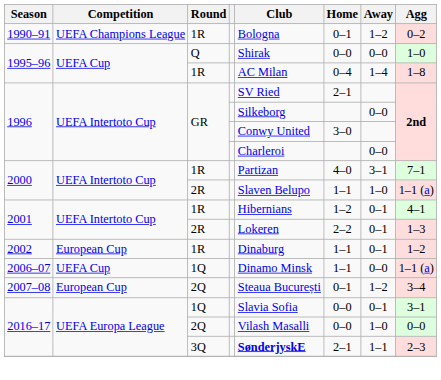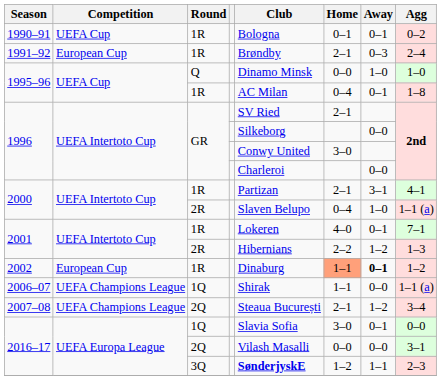(121, 33) UEFA Champions League -> (83, 33) UEFA Cup
(378, 33) 1–2 -> (378, 33) 0–1
+ row: (29, 53)
(254, 53) Shirak -> (275, 72) Dinamo Minsk
(378, 53) 0–0 -> (378, 72) 1–0
(378, 72) 1–4 -> (378, 92) 0–1
(342, 170) 4–0 -> (342, 190) 2–1
(416, 170) 7–1 -> (416, 190) 4–1
(342, 190) 1–1 -> (342, 209) 0–4
(265, 209) Hibernians -> (258, 229) Lokeren
(342, 209) 1–2 -> (342, 229) 4–0
(416, 209) 4–1 -> (416, 229) 7–1
(258, 229) Lokeren -> (265, 248) Hibernians
(378, 229) 0–1 -> (378, 248) 1–2
(342, 248) no background -> (342, 268) lightsalmon background
(378, 248) normal -> (378, 268) bold
(83, 268) UEFA Cup -> (121, 287) UEFA Champions League
(275, 268) Dinamo Minsk -> (254, 287) Shirak
(91, 287) European Cup -> (121, 307) UEFA Champions League
(342, 287) 0–1 -> (342, 307) 2–1
(342, 307) 0–0 -> (342, 326) 3–0
(416, 307) 3–1 -> (416, 326) 0–0
(378, 326) 1–0 -> (378, 346) 0–0
(416, 326) 0–0 -> (416, 346) 3–1
(342, 346) 2–1 -> (342, 365) 1–2
